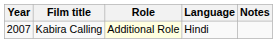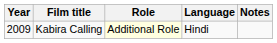(19, 30) 2007 -> (19, 30) 2009
